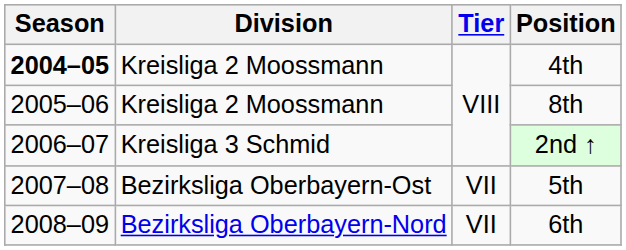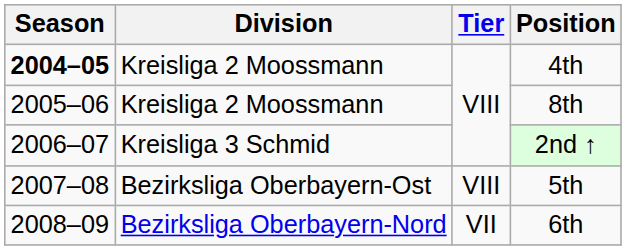(481, 184) VII -> (481, 184) VIII
